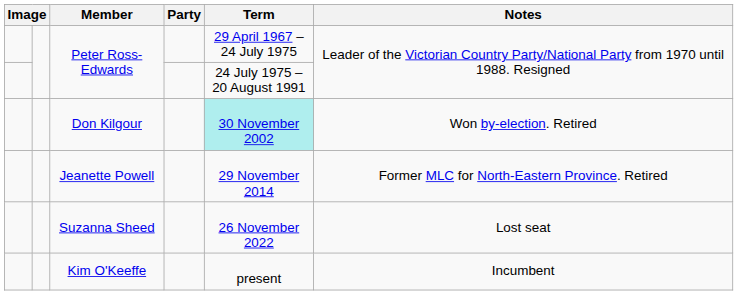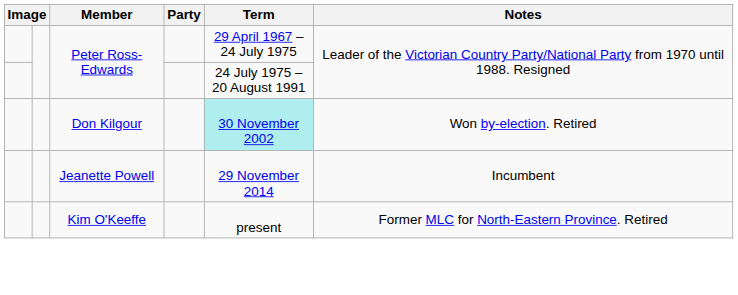(523, 176) Former MLC for North-Eastern Province. Retired -> (523, 176) Incumbent
- row: (18, 227)
(523, 271) Incumbent -> (523, 220) Former MLC for North-Eastern Province. Retired
